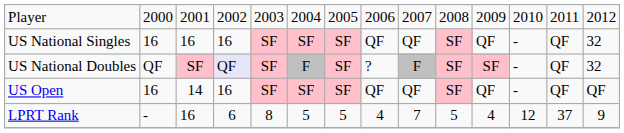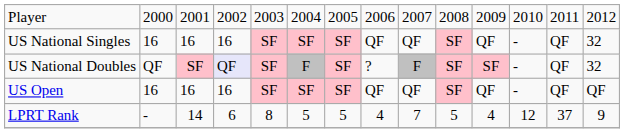(195, 90) 14 -> (188, 90) 16
(188, 115) 16 -> (195, 115) 14
